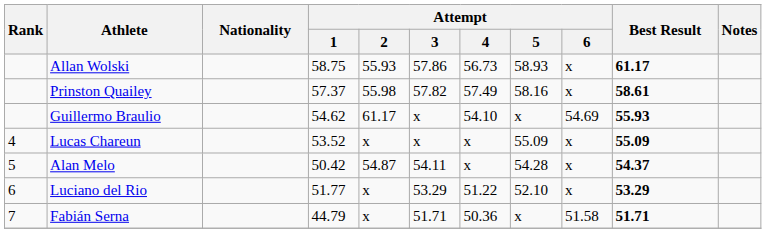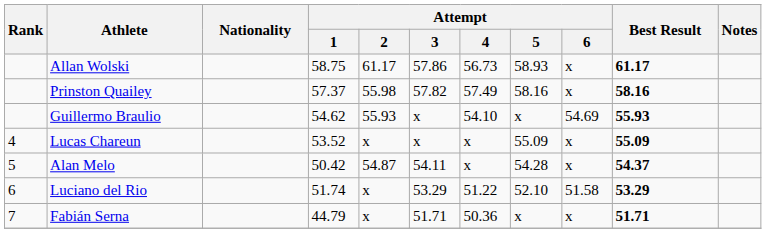(379, 66) 55.93 -> (379, 66) 61.17
(632, 91) 58.61 -> (632, 91) 58.16
(379, 116) 61.17 -> (379, 116) 55.93
(328, 190) 51.77 -> (328, 190) 51.74
(569, 190) x -> (582, 190) 51.58
(582, 215) 51.58 -> (569, 215) x
